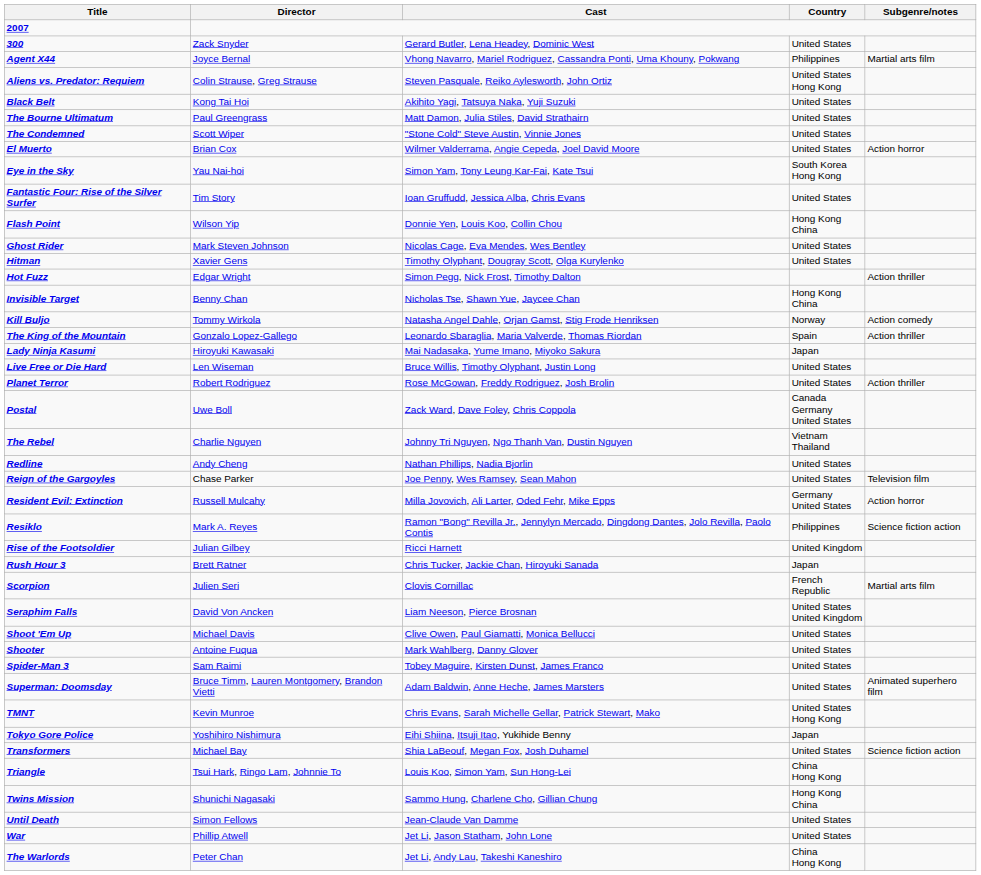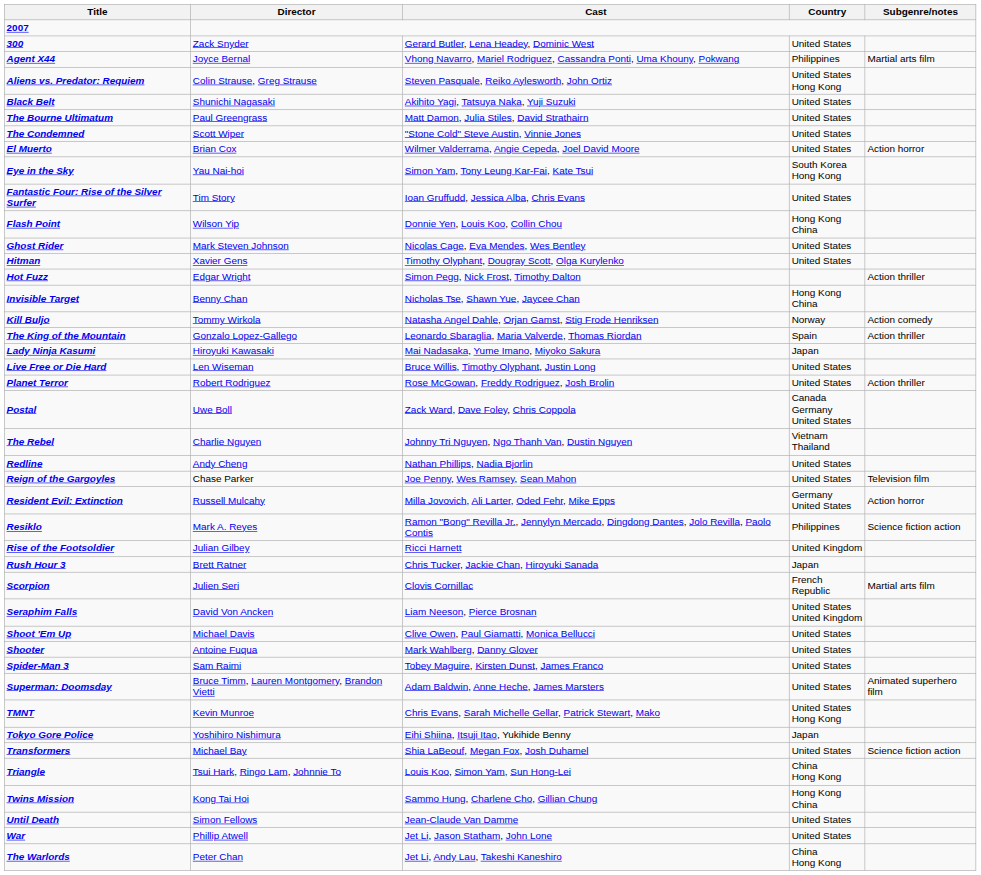(221, 102) Kong Tai Hoi -> (234, 102) Shunichi Nagasaki
(234, 798) Shunichi Nagasaki -> (221, 798) Kong Tai Hoi
